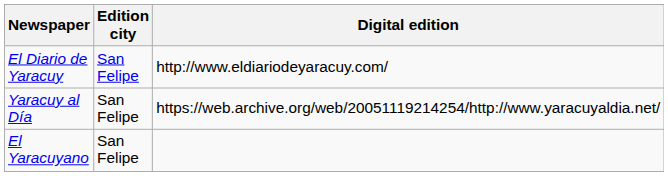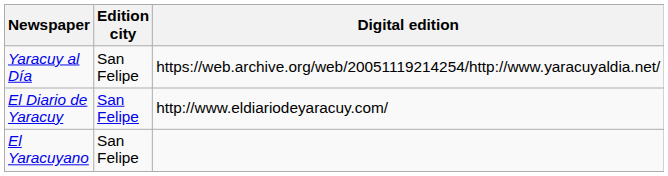rows swapped: (48, 66) <-> (44, 108)
